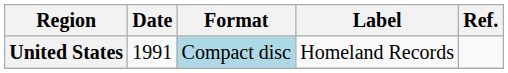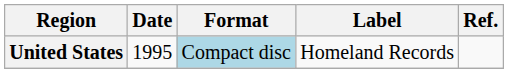(152, 52) 1991 -> (152, 52) 1995
